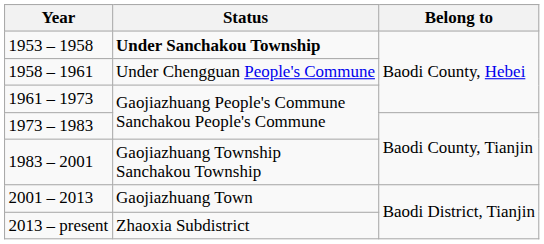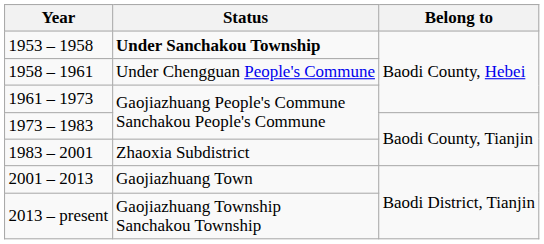(199, 161) Gaojiazhuang Township Sanchakou Township -> (183, 152) Zhaoxia Subdistrict
(183, 225) Zhaoxia Subdistrict -> (199, 215) Gaojiazhuang Township Sanchakou Township
